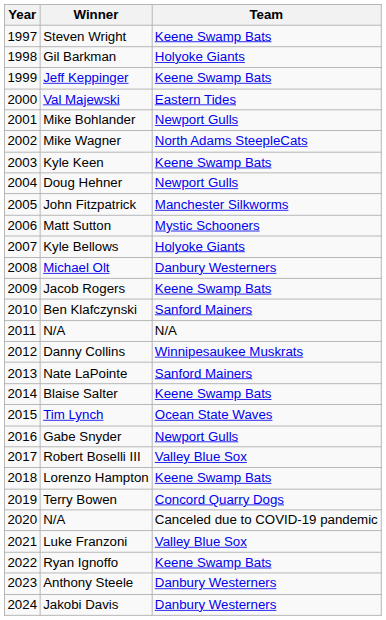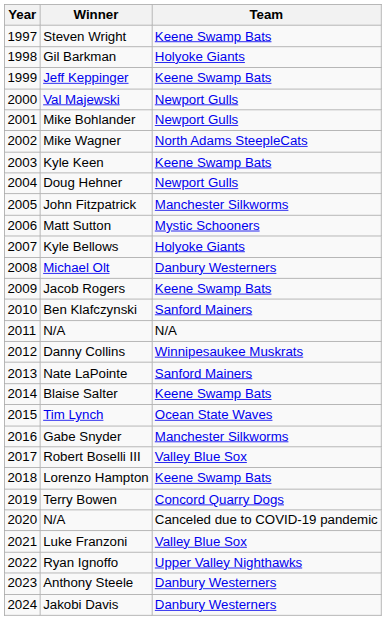(195, 99) Eastern Tides -> (197, 99) Newport Gulls
(197, 436) Newport Gulls -> (222, 436) Manchester Silkworms
(213, 562) Keene Swamp Bats -> (229, 562) Upper Valley Nighthawks
